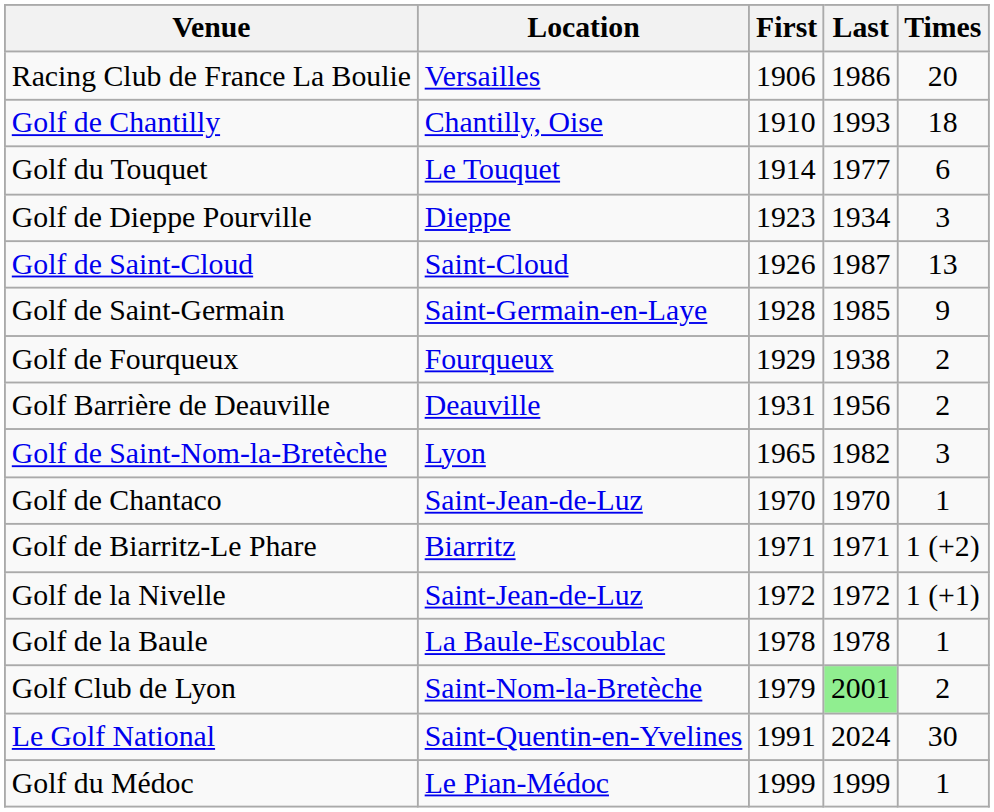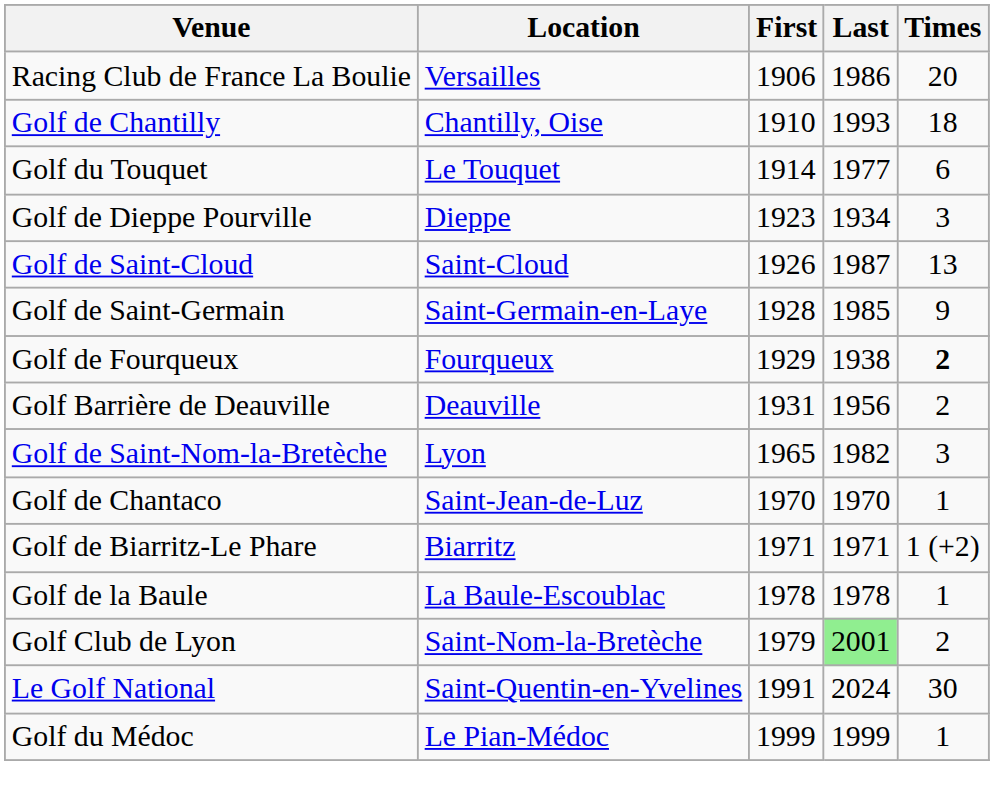(943, 358) normal -> (943, 358) bold
- row: (119, 594)
